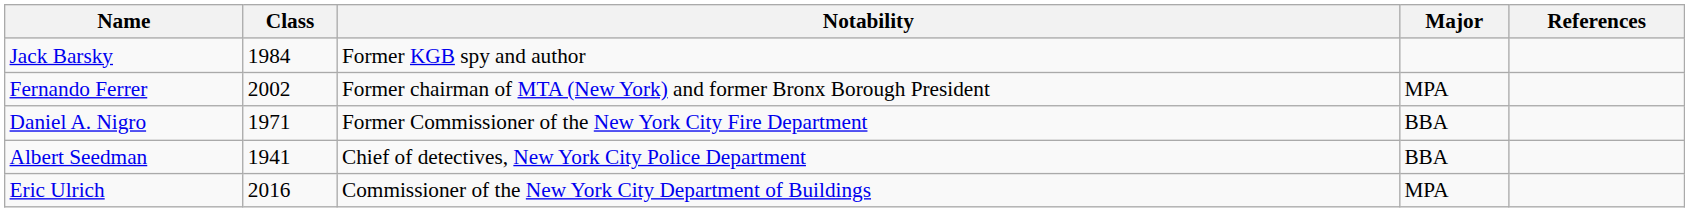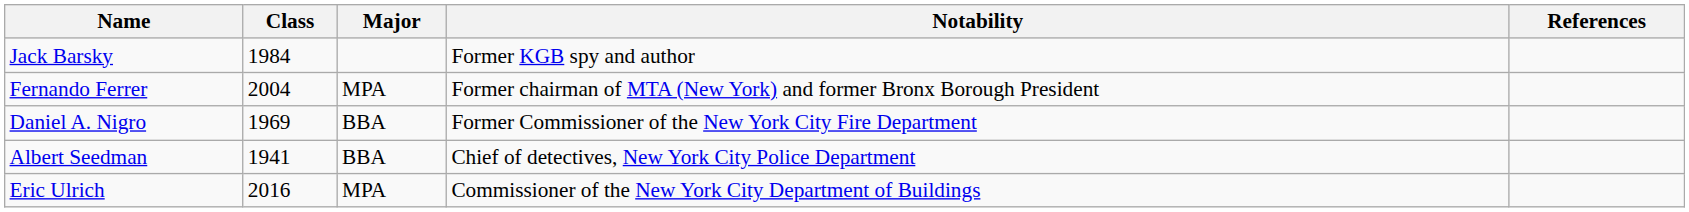columns swapped: (1454, 21) <-> (868, 21)
(269, 88) 2002 -> (269, 88) 2004
(269, 122) 1971 -> (269, 122) 1969
